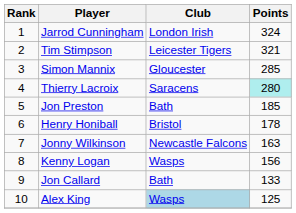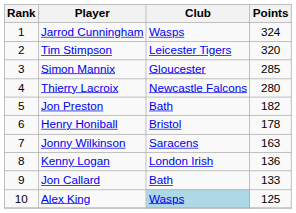(181, 32) London Irish -> (167, 32) Wasps
(271, 50) 321 -> (271, 50) 320
(174, 87) Saracens -> (198, 87) Newcastle Falcons
(271, 87) paleturquoise background -> (271, 87) no background
(271, 106) 185 -> (271, 106) 182
(198, 143) Newcastle Falcons -> (174, 143) Saracens
(167, 161) Wasps -> (181, 161) London Irish
(271, 161) 156 -> (271, 161) 136
